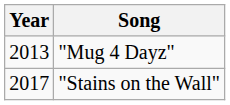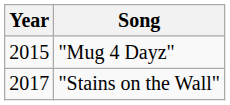(29, 52) 2013 -> (29, 52) 2015
